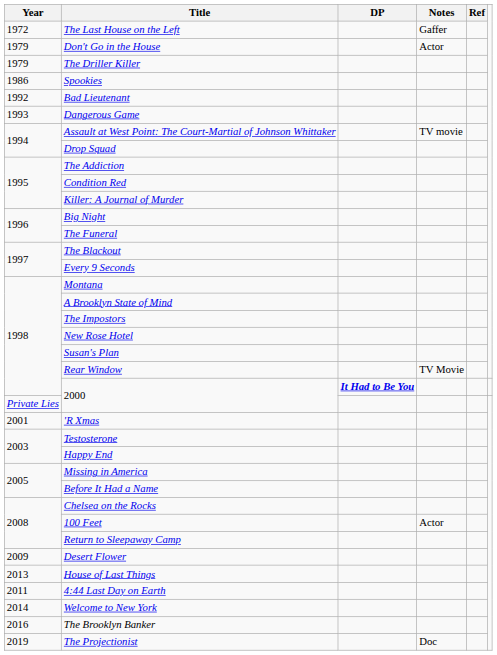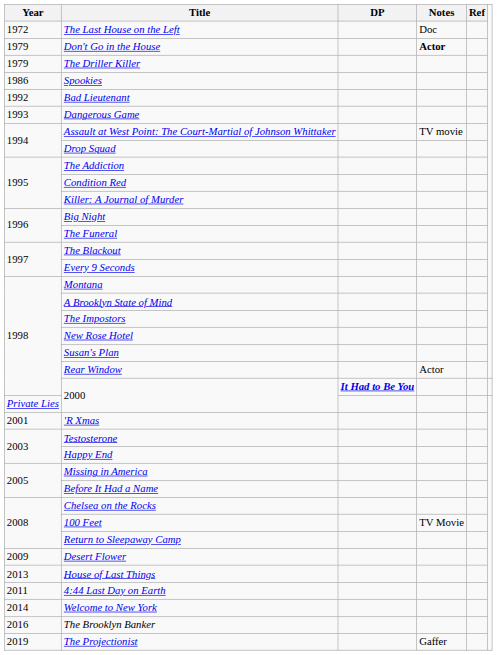(433, 30) Gaffer -> (428, 30) Doc
(431, 47) normal -> (432, 47) bold
(442, 370) TV Movie -> (431, 370) Actor
(431, 523) Actor -> (442, 523) TV Movie
(428, 642) Doc -> (433, 642) Gaffer
